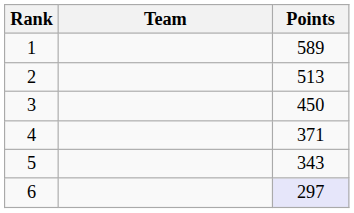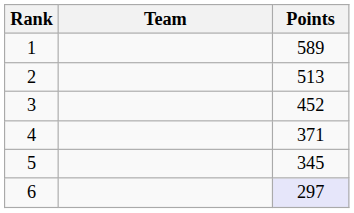(311, 105) 450 -> (311, 105) 452
(311, 163) 343 -> (311, 163) 345
